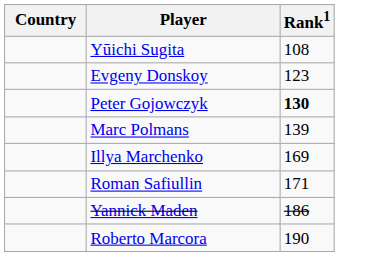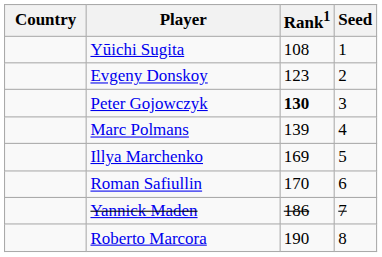+ column: (355, 20)
(296, 183) 171 -> (296, 183) 170
